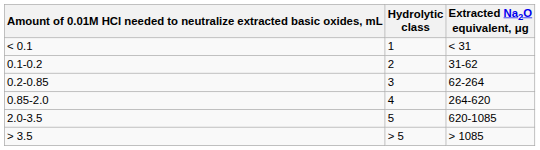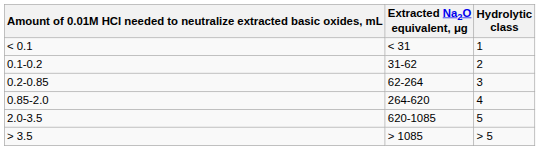columns swapped: (490, 21) <-> (416, 21)
